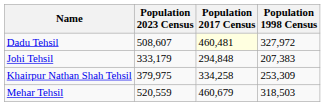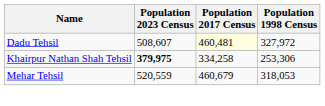- row: (30, 59)
(154, 76) normal -> (154, 59) bold
(278, 76) 253,309 -> (278, 59) 253,306
(278, 93) 318,503 -> (278, 76) 318,053
